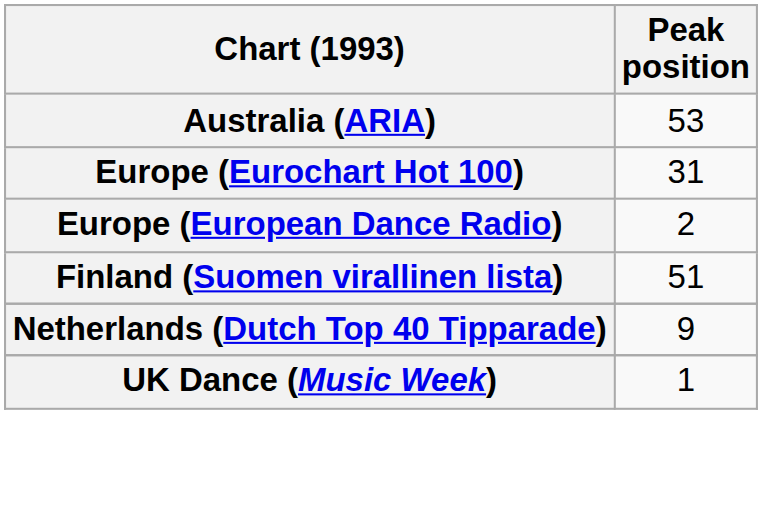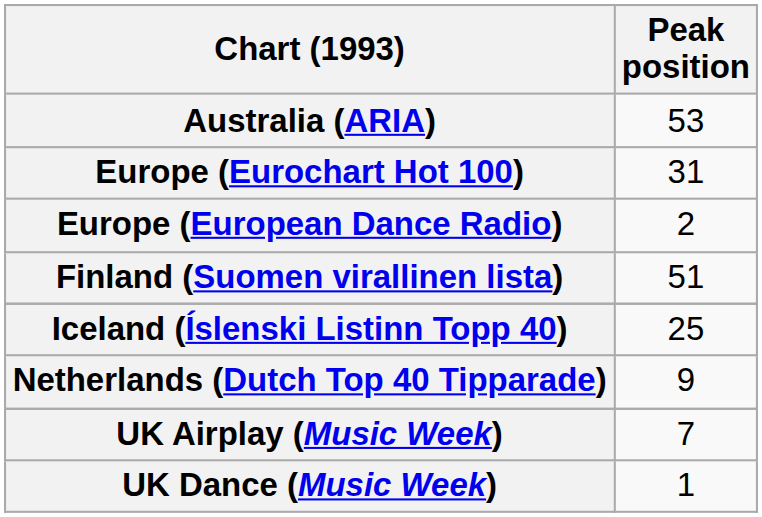+ row: (310, 329)
+ row: (310, 433)
